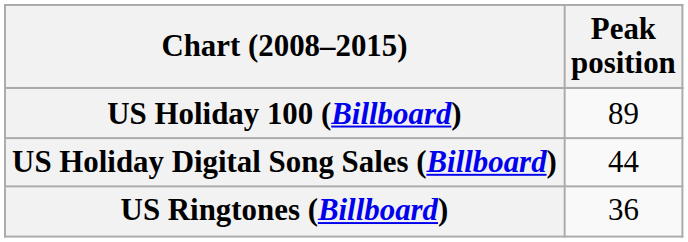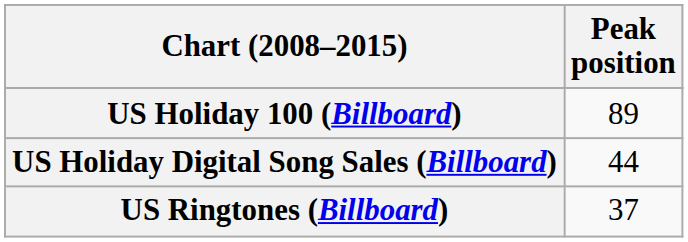(623, 210) 36 -> (623, 210) 37
